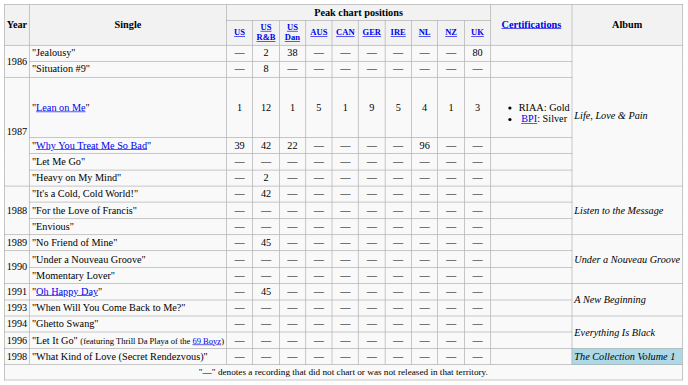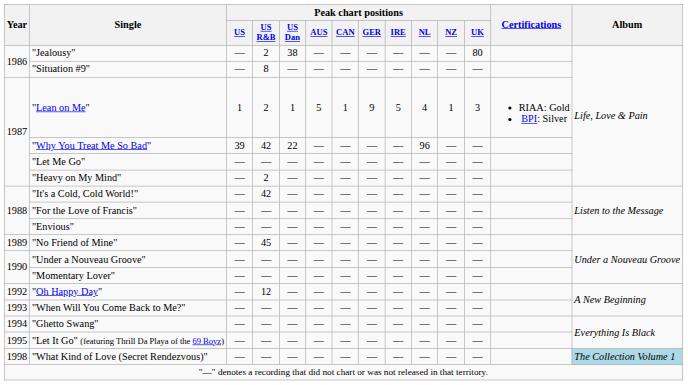(266, 107) 12 -> (266, 107) 2
(17, 291) 1991 -> (17, 291) 1992
(266, 291) 45 -> (266, 291) 12
(17, 340) 1996 -> (17, 340) 1995
